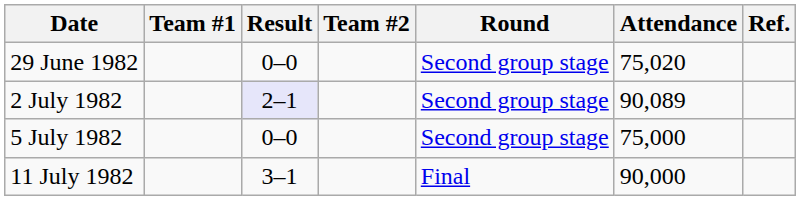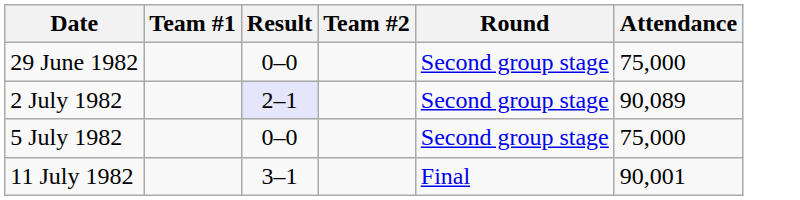- column: (769, 23)
(653, 61) 75,020 -> (653, 61) 75,000
(653, 175) 90,000 -> (653, 175) 90,001
